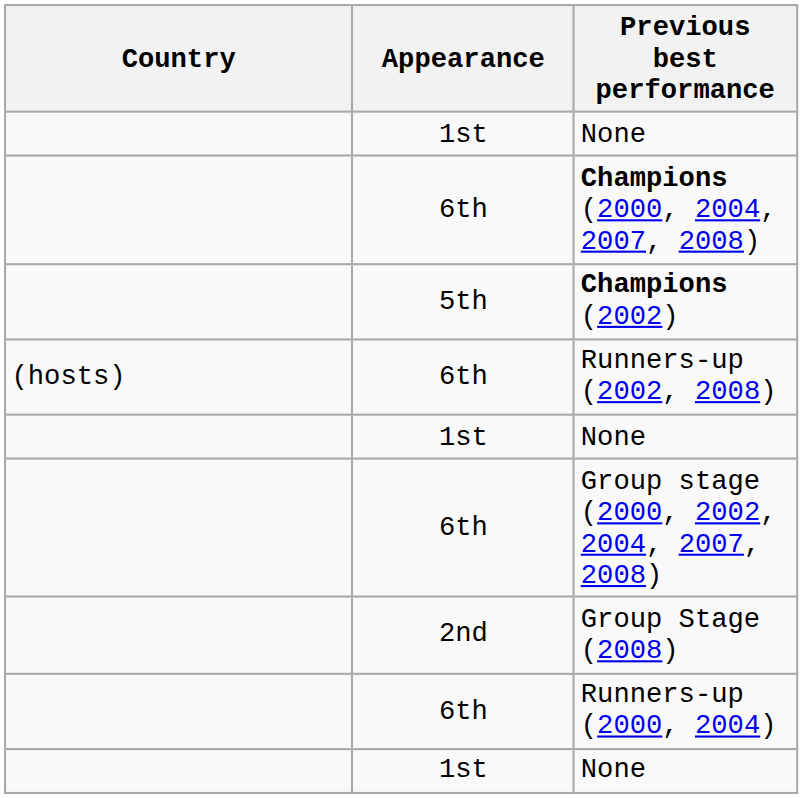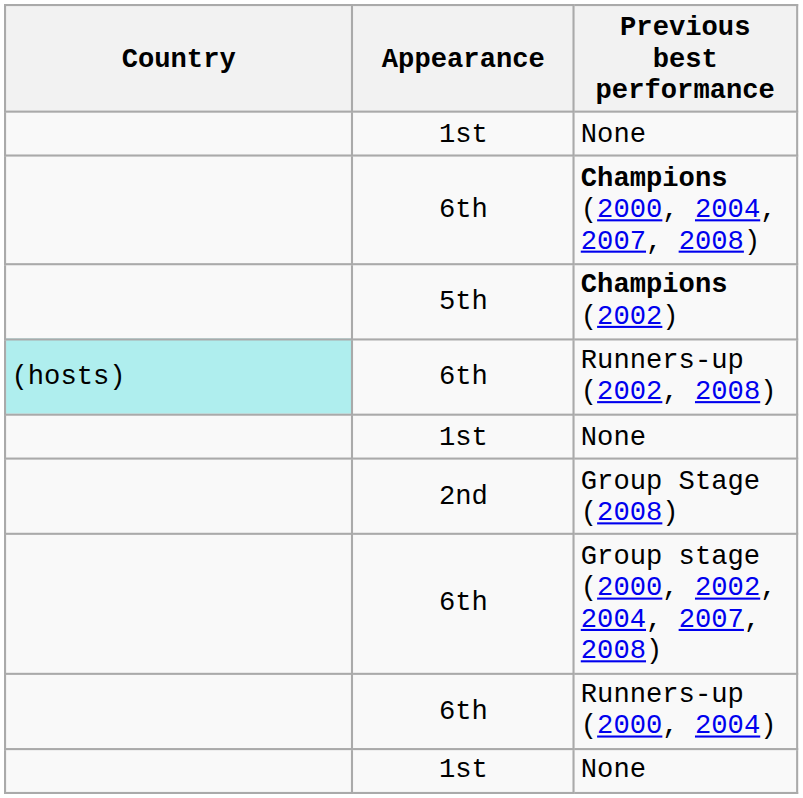(69, 377) no background -> (69, 377) paleturquoise background
rows swapped: (463, 635) <-> (463, 528)
